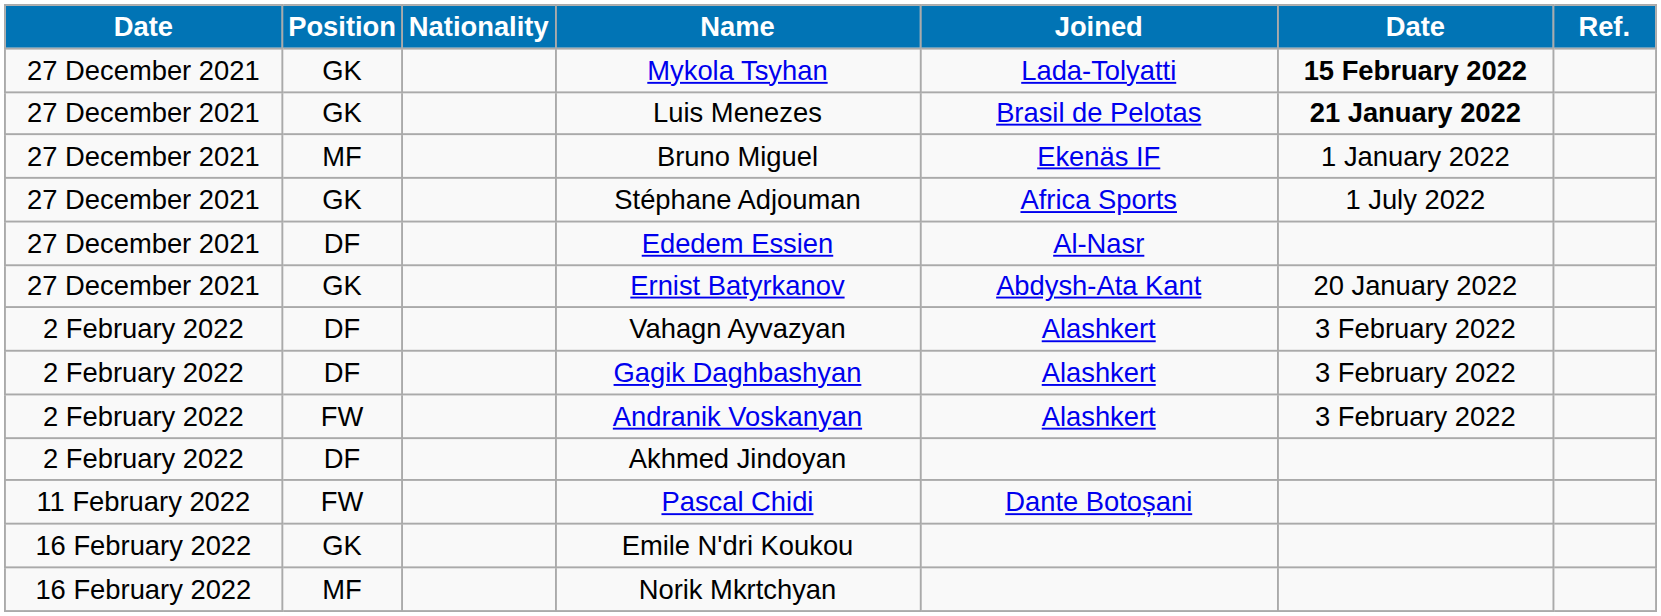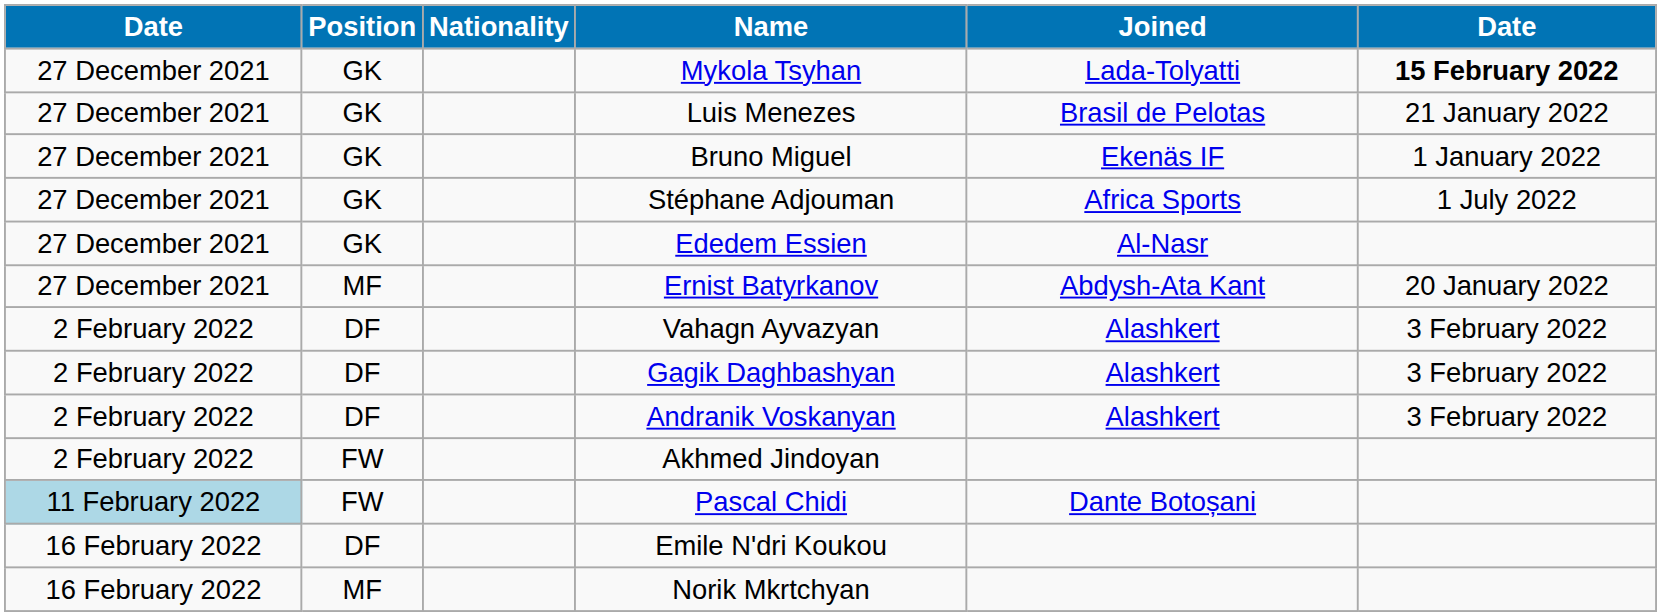- column: (1604, 27)
(1415, 113) bold -> (1507, 113) normal
(342, 157) MF -> (362, 157) GK
(342, 243) DF -> (362, 243) GK
(342, 286) GK -> (362, 286) MF
(342, 416) FW -> (362, 416) DF
(342, 459) DF -> (362, 459) FW
(143, 502) no background -> (153, 502) lightblue background
(342, 546) GK -> (362, 546) DF
